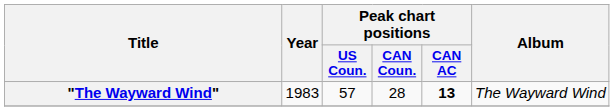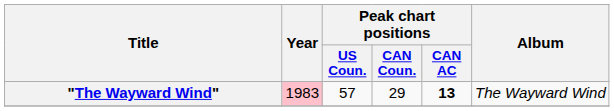(302, 93) no background -> (302, 93) pink background
(397, 93) 28 -> (397, 93) 29
